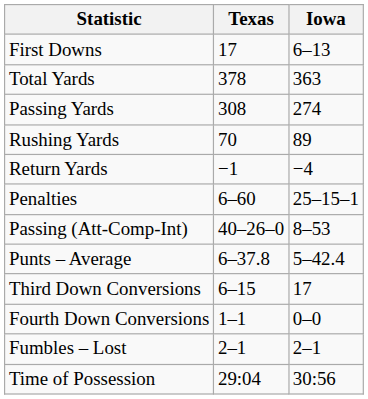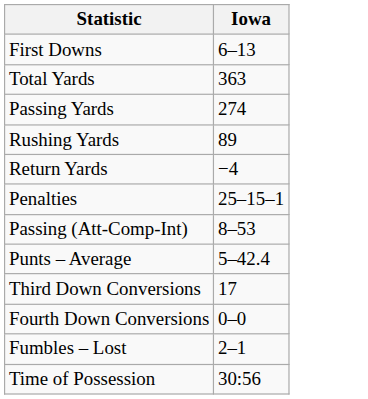- column: (251, 19)
